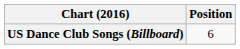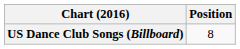(211, 34) 6 -> (211, 34) 8
